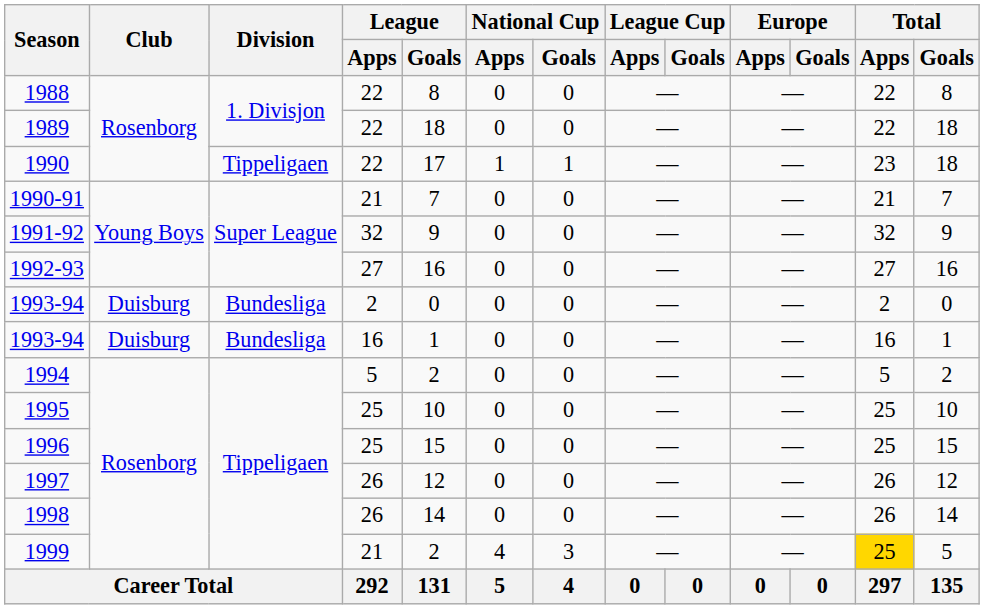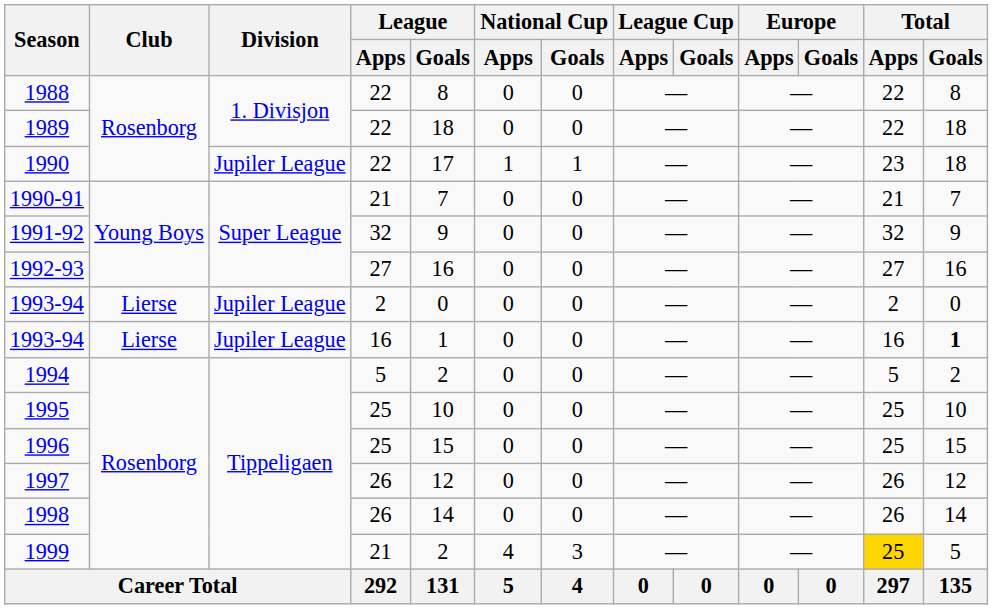(275, 163) Tippeligaen -> (280, 163) Jupiler League
(149, 304) Duisburg -> (149, 304) Lierse
(276, 304) Bundesliga -> (280, 304) Jupiler League
(149, 339) Duisburg -> (149, 339) Lierse
(276, 339) Bundesliga -> (280, 339) Jupiler League
(947, 339) normal -> (955, 339) bold
